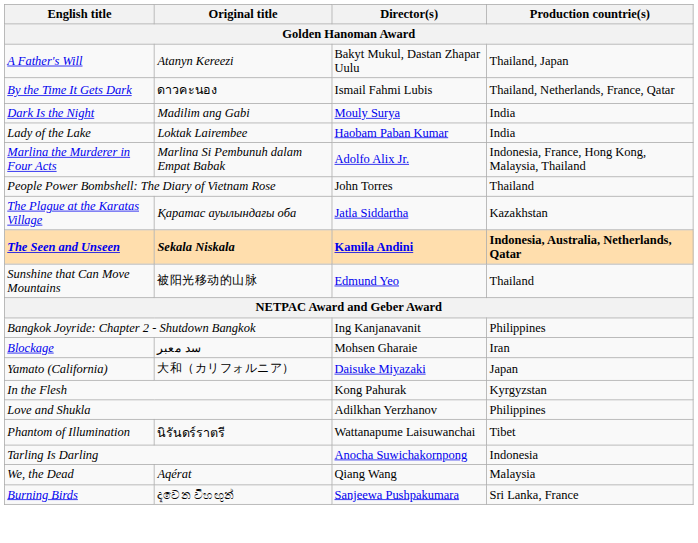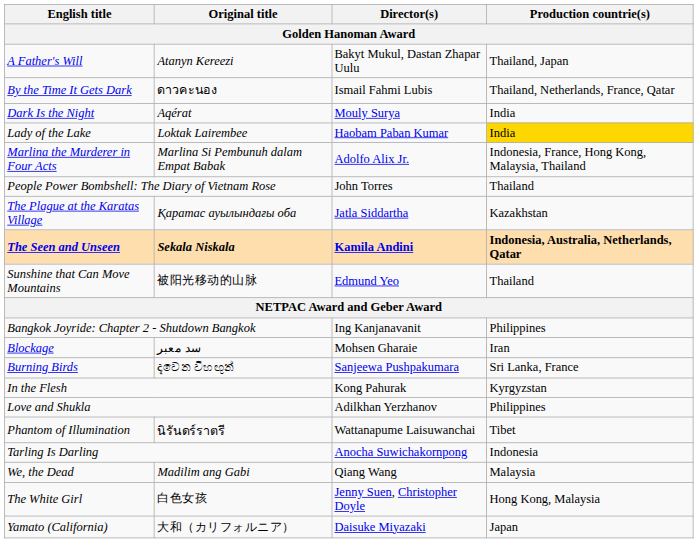(204, 113) Madilim ang Gabi -> (174, 113) Aqérat
(502, 132) no background -> (502, 132) gold background
rows swapped: (43, 494) <-> (57, 369)
(174, 474) Aqérat -> (204, 472) Madilim ang Gabi
+ row: (45, 499)
